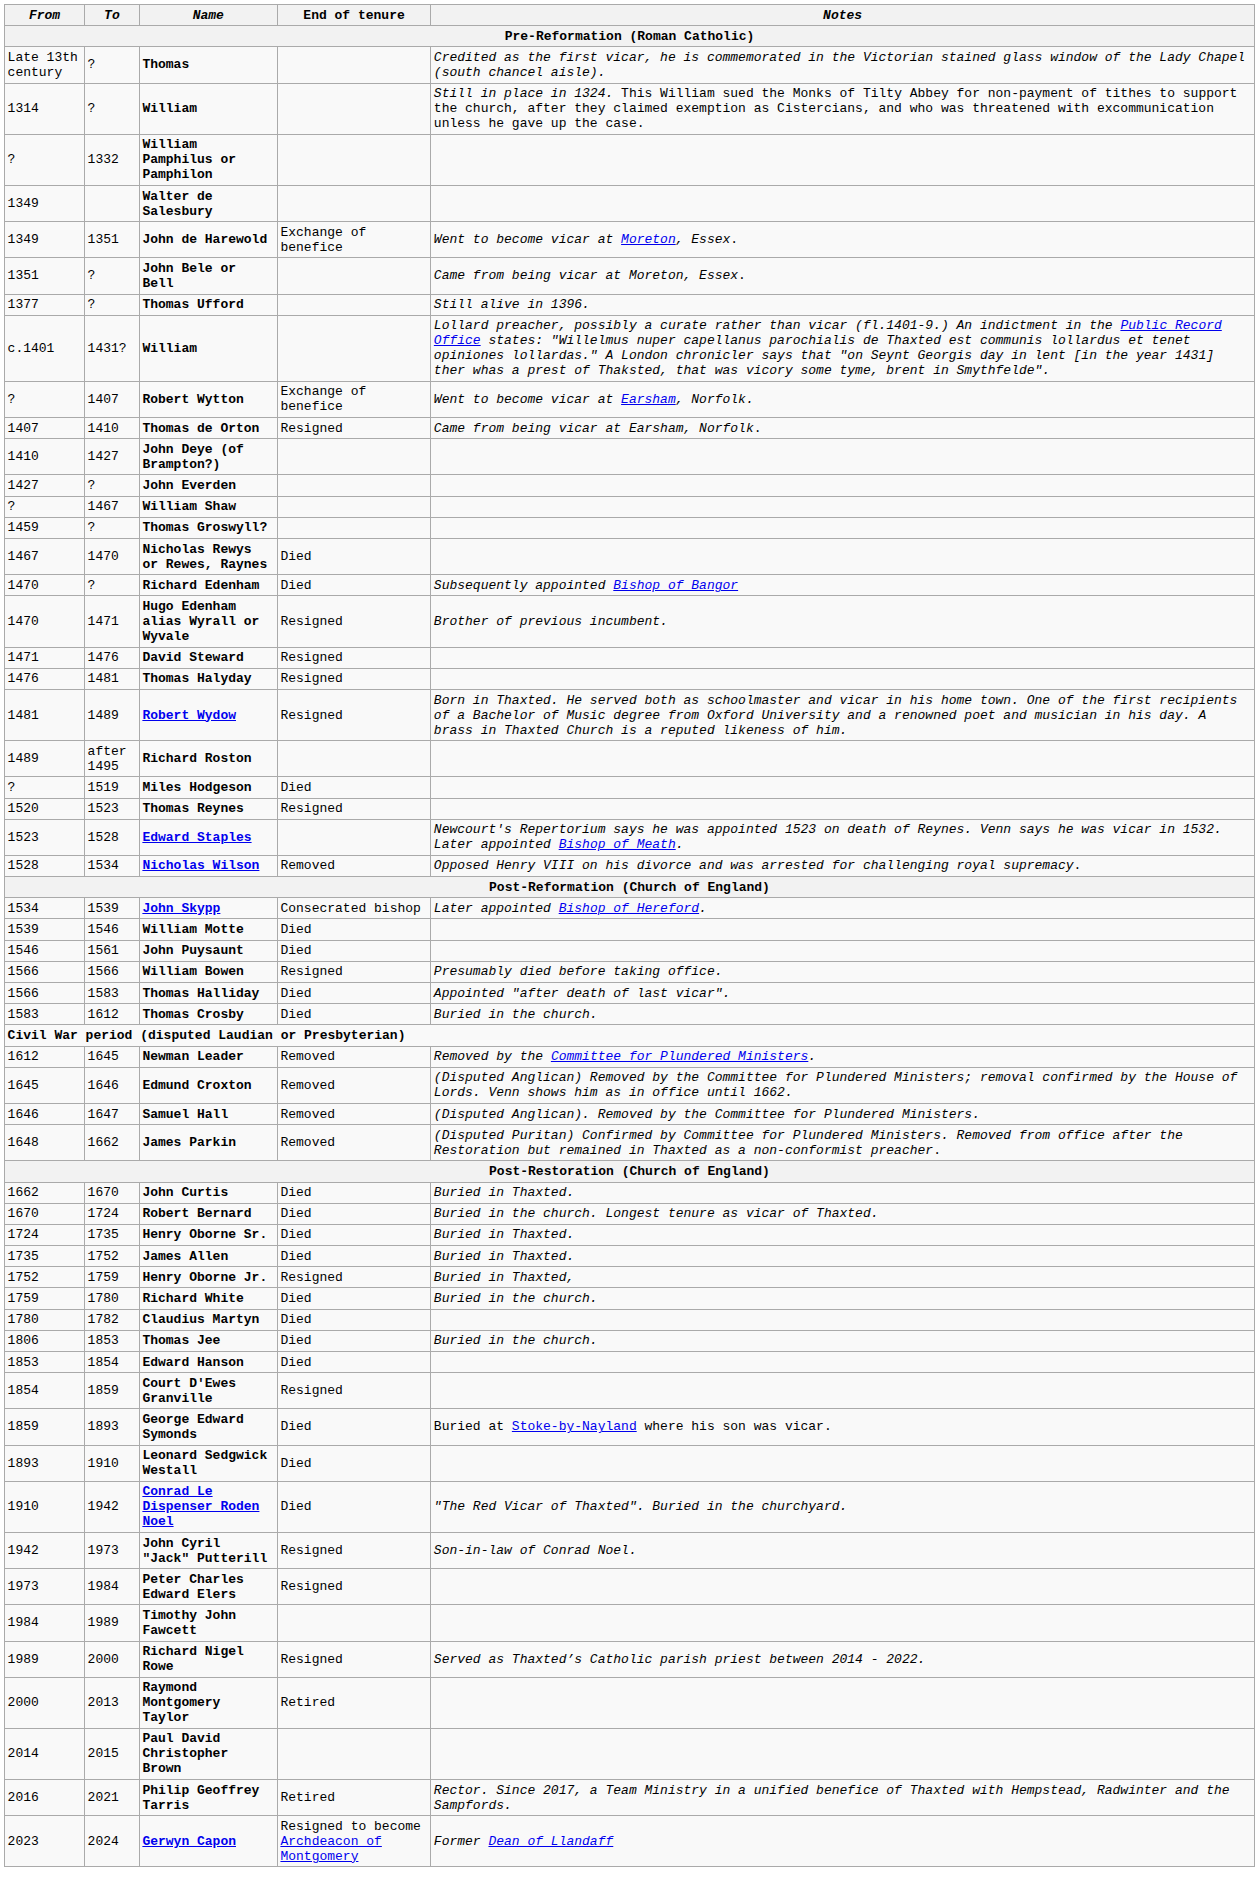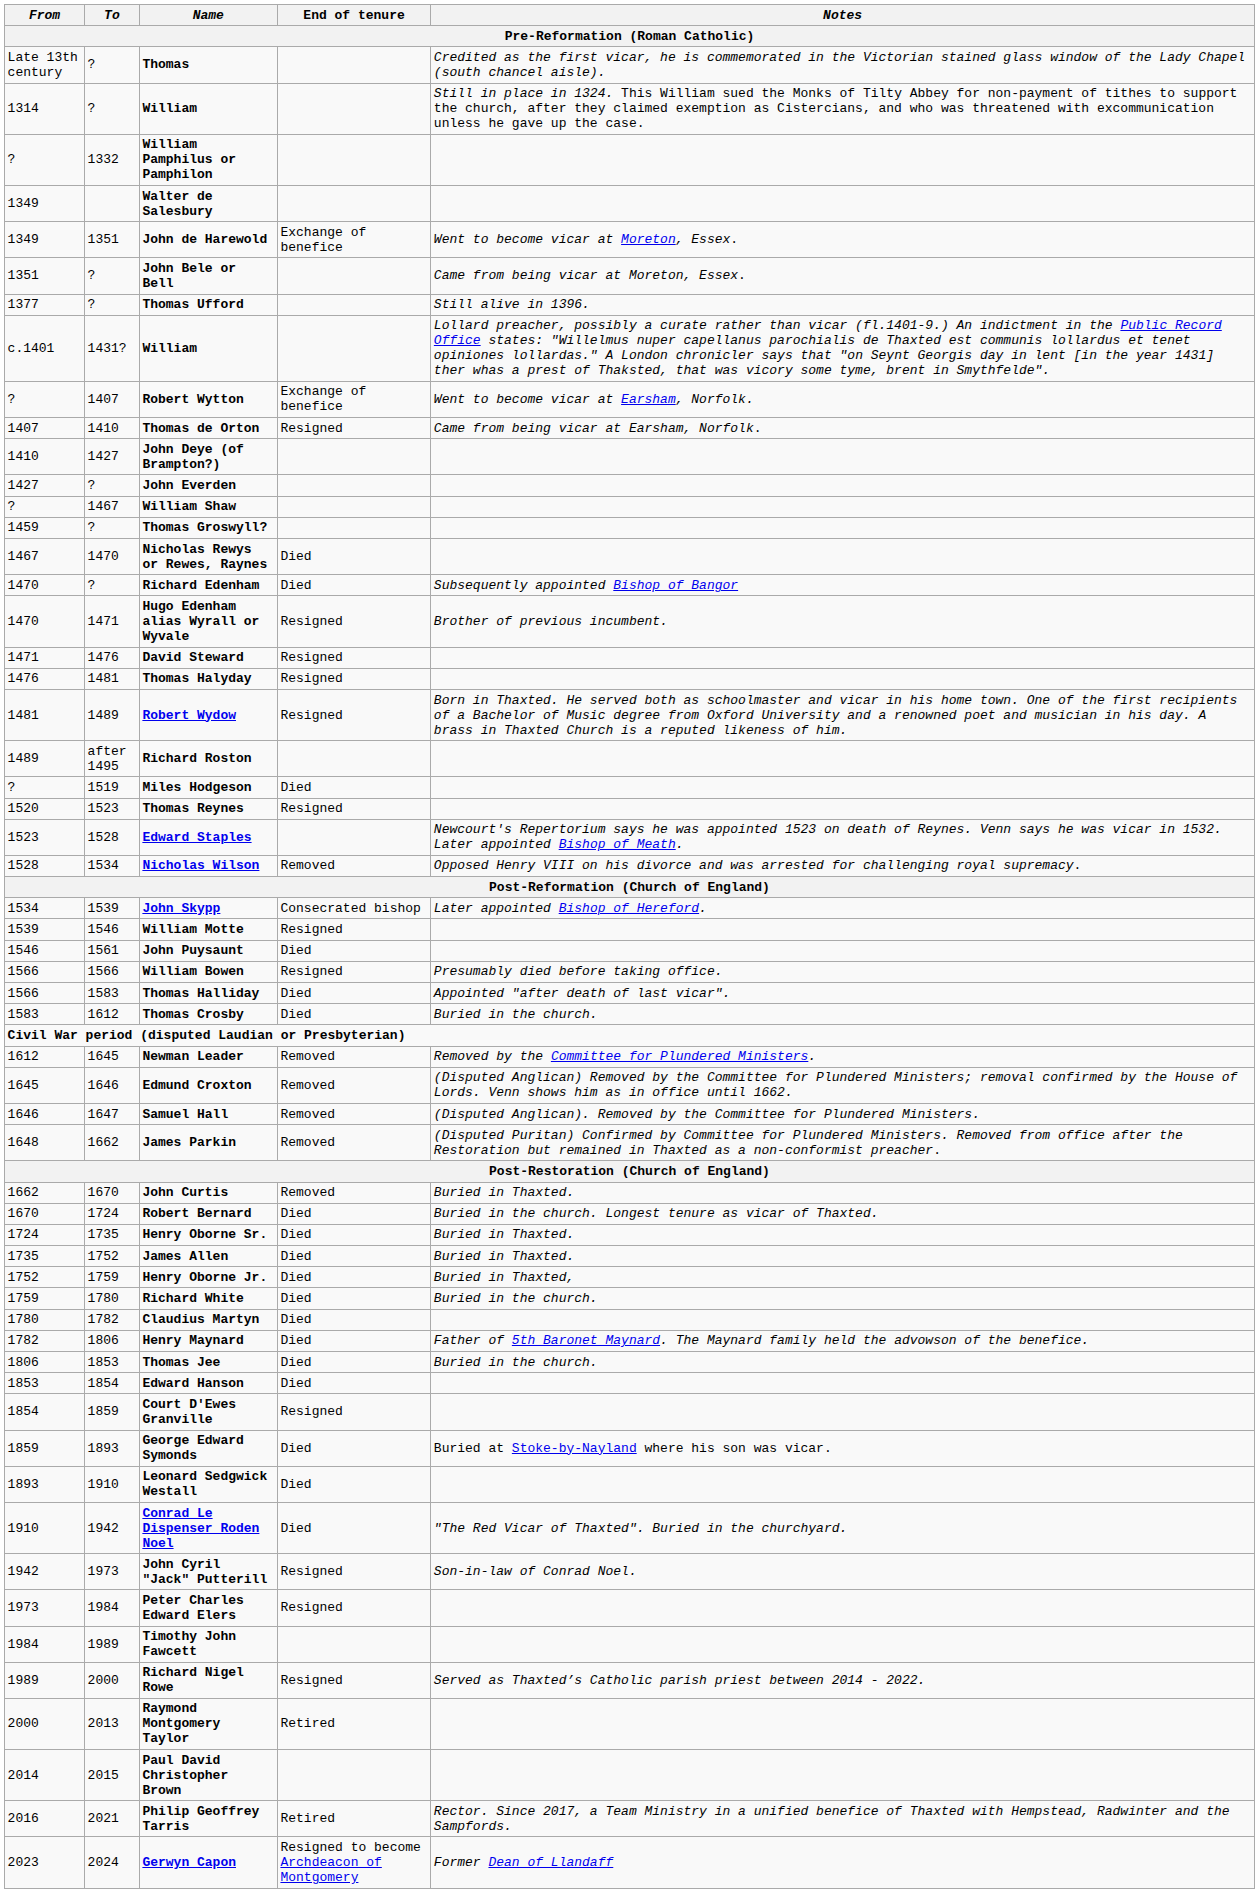(296, 930) Died -> (312, 930) Resigned
(296, 1193) Died -> (308, 1193) Removed
(312, 1277) Resigned -> (296, 1277) Died
+ row: (23, 1341)
